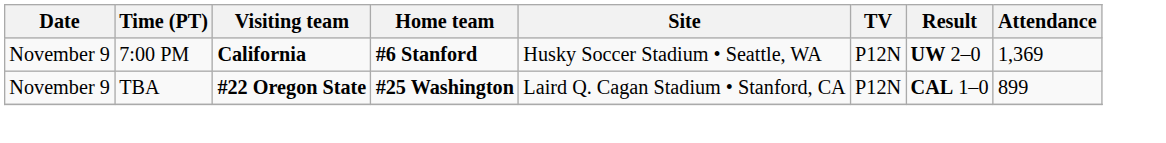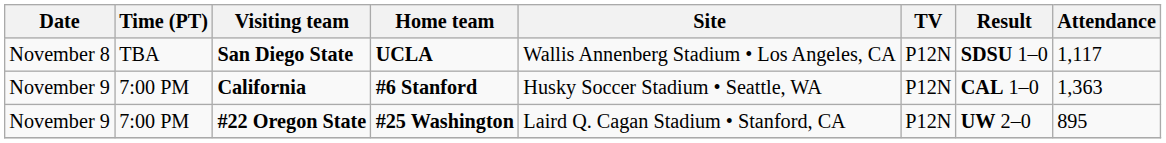+ row: (285, 54)
(946, 54) UW 2–0 -> (1000, 88) CAL 1–0
(1021, 54) 1,369 -> (1080, 88) 1,363
(139, 88) TBA -> (154, 121) 7:00 PM
(950, 88) CAL 1–0 -> (996, 121) UW 2–0
(1013, 88) 899 -> (1072, 121) 895
